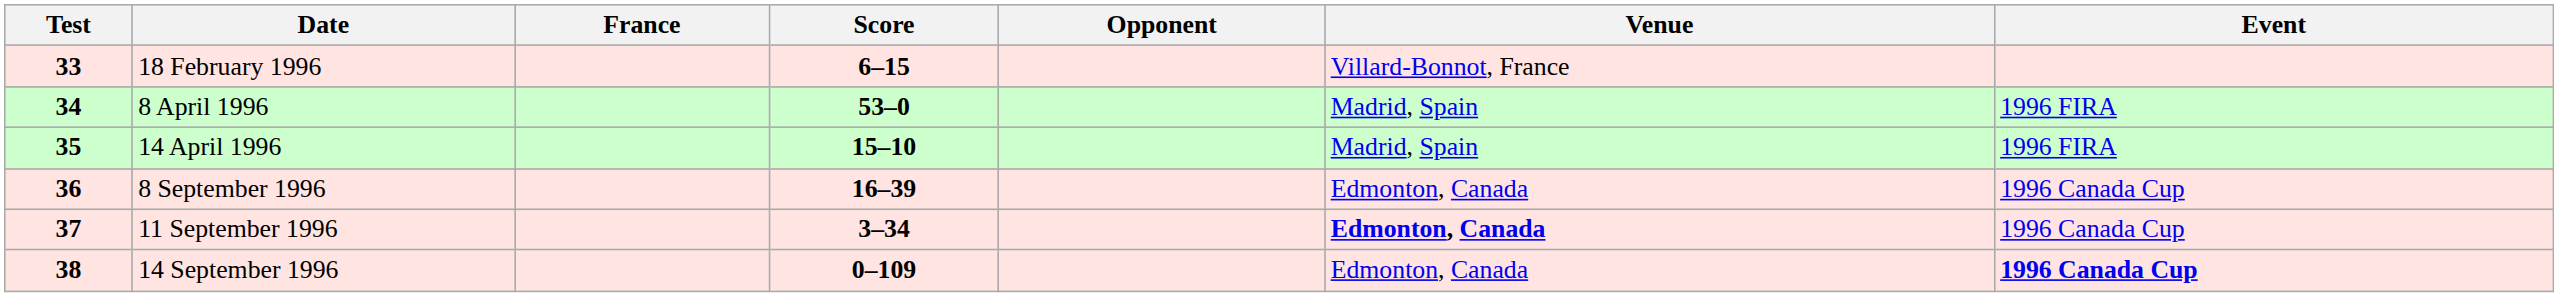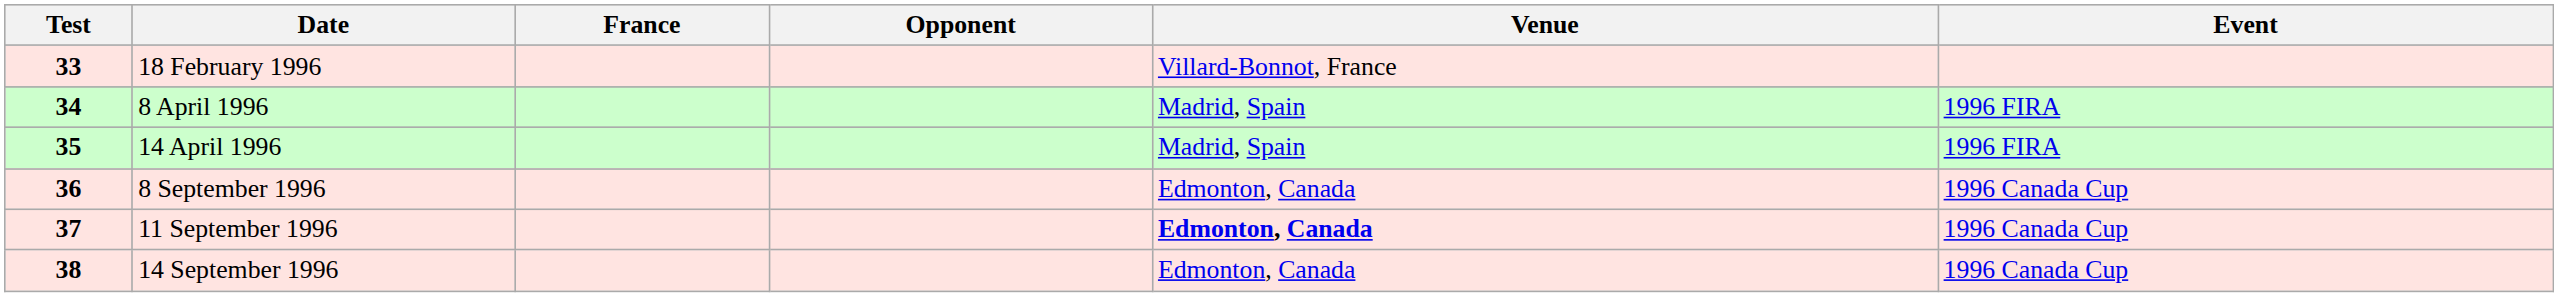- column: (884, 24)
(2099, 270) bold -> (2036, 270) normal
